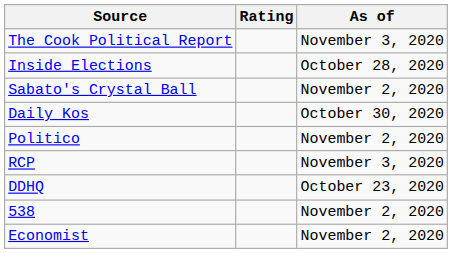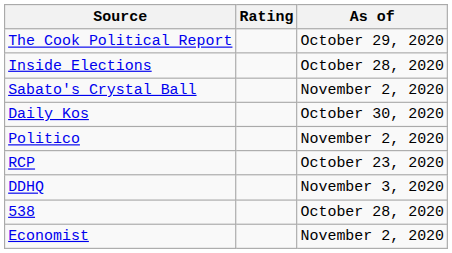(372, 41) November 3, 2020 -> (372, 41) October 29, 2020
(372, 163) November 3, 2020 -> (372, 163) October 23, 2020
(372, 187) October 23, 2020 -> (372, 187) November 3, 2020
(372, 212) November 2, 2020 -> (372, 212) October 28, 2020
